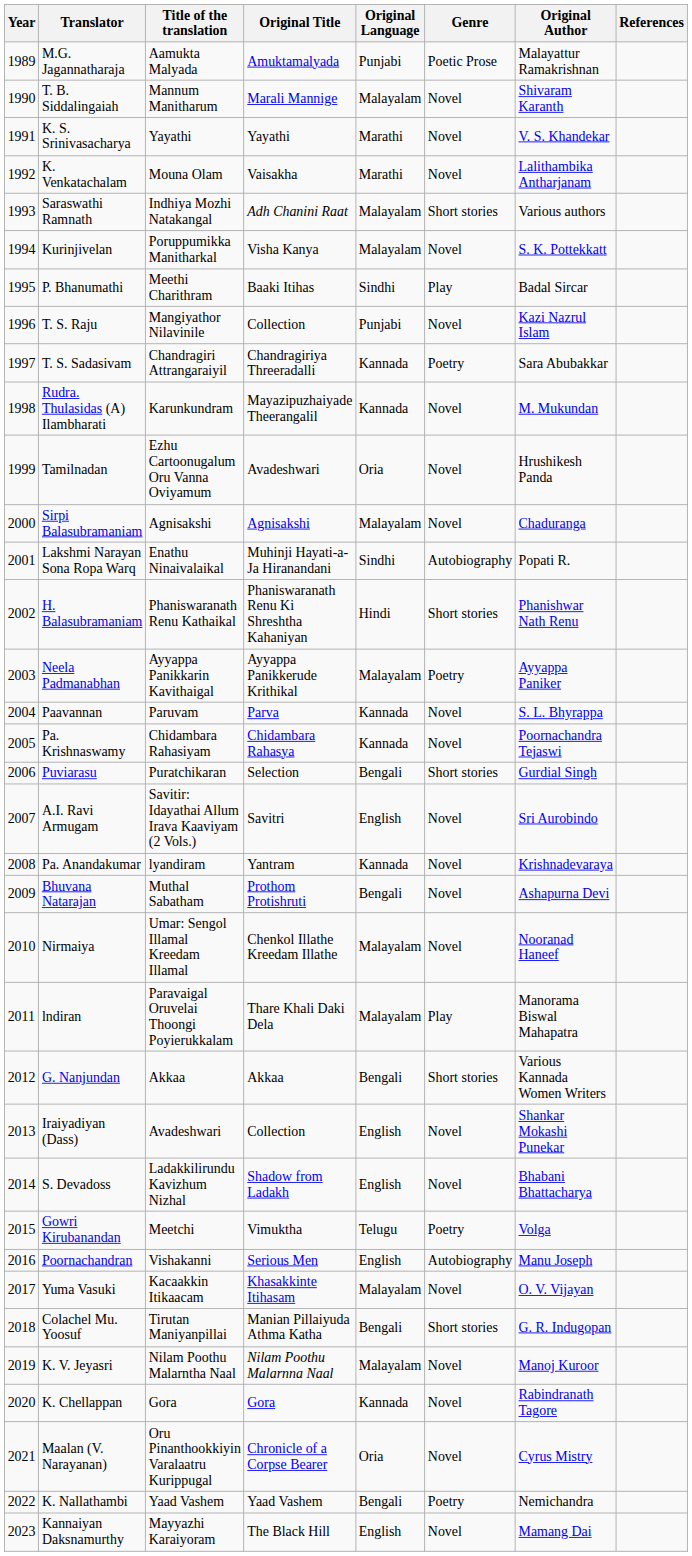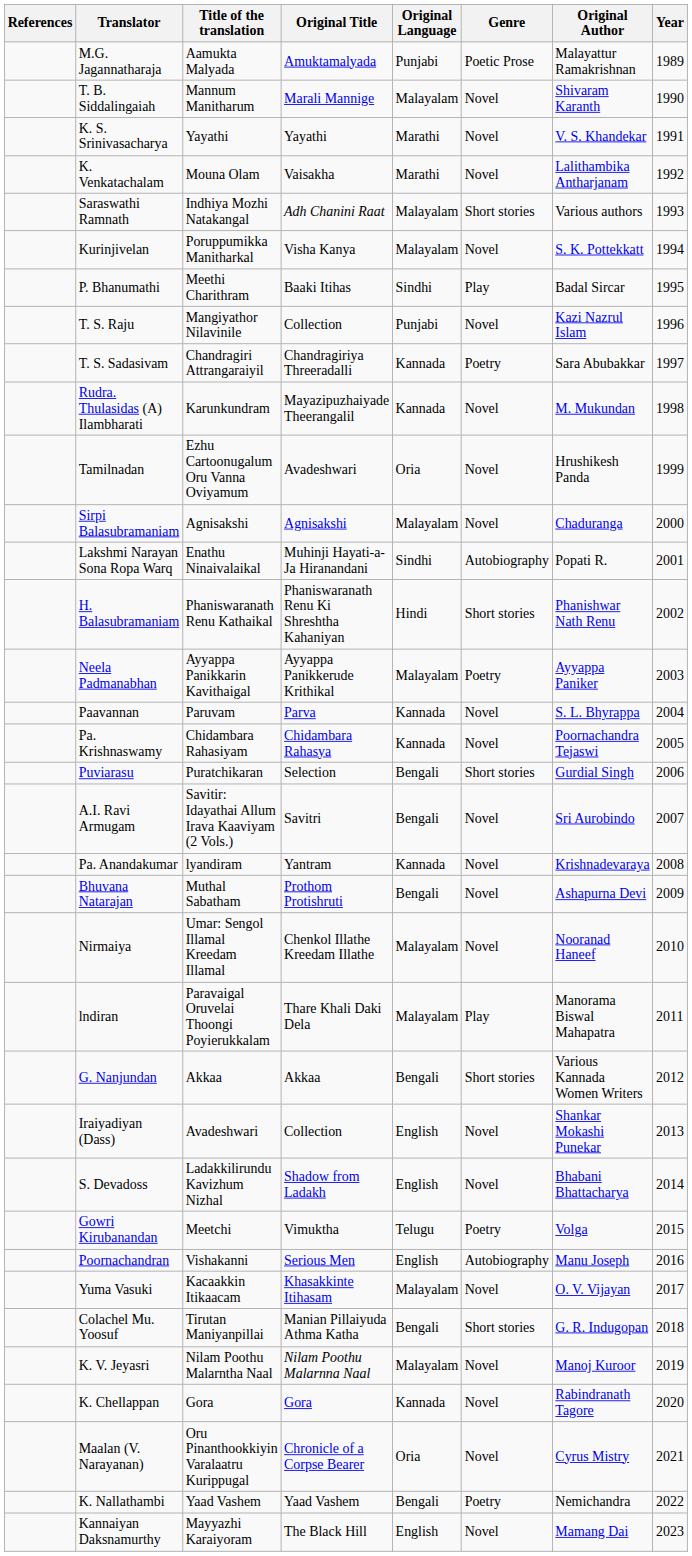columns swapped: (22, 23) <-> (652, 23)
(380, 818) English -> (417, 818) Bengali
